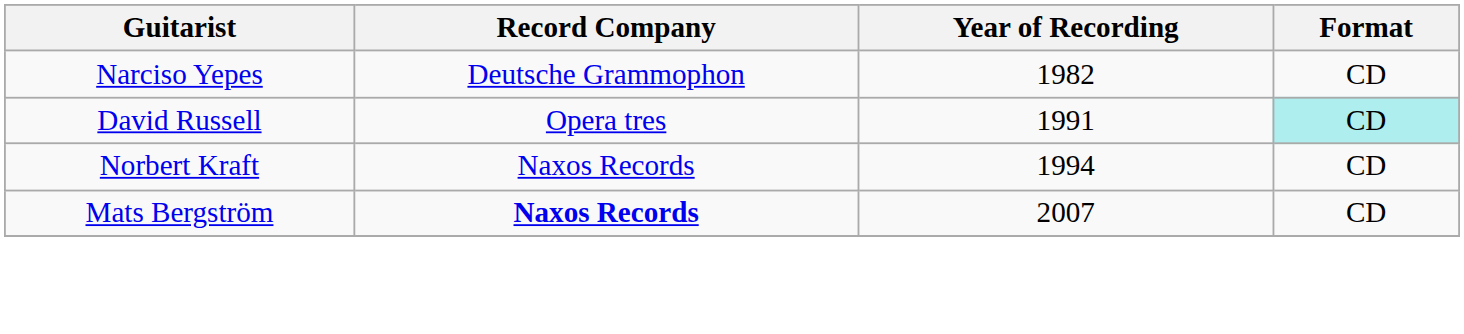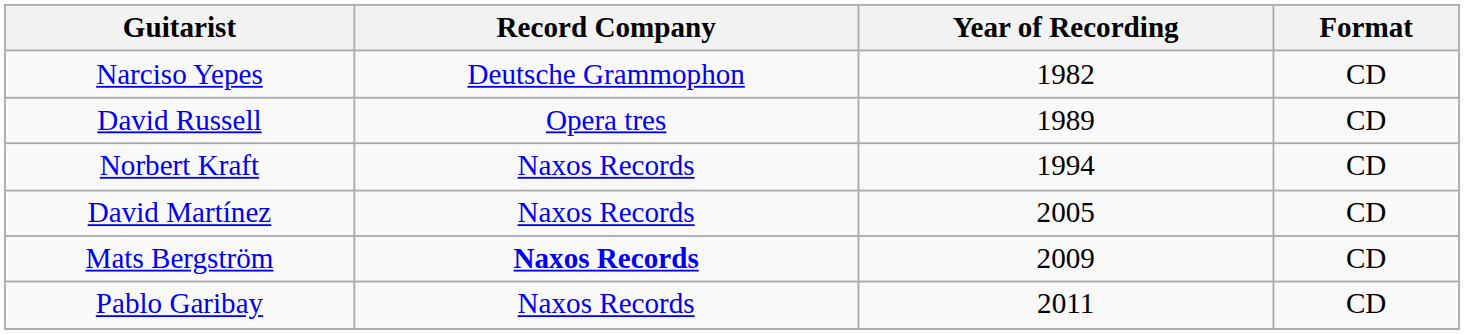(1066, 119) 1991 -> (1066, 119) 1989
(1366, 119) paleturquoise background -> (1366, 119) no background
+ row: (179, 212)
(1066, 212) 2007 -> (1066, 258) 2009
+ row: (179, 304)
